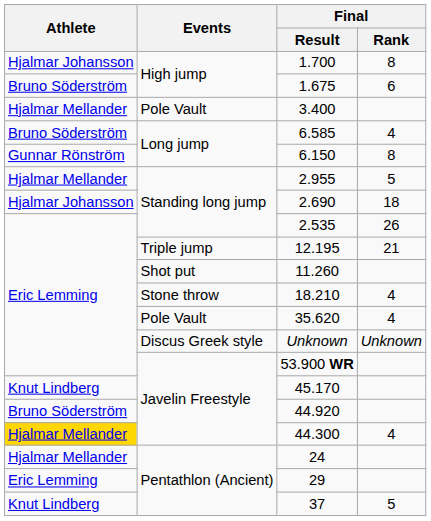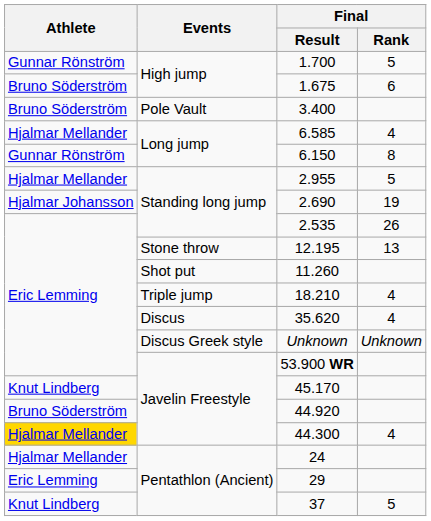(71, 63) Hjalmar Johansson -> (66, 63) Gunnar Rönström
(391, 63) 8 -> (391, 63) 5
(68, 109) Hjalmar Mellander -> (68, 109) Bruno Söderström
(68, 133) Bruno Söderström -> (68, 133) Hjalmar Mellander
(391, 202) 18 -> (391, 202) 19
(177, 249) Triple jump -> (180, 249) Stone throw
(391, 249) 21 -> (391, 249) 13
(180, 295) Stone throw -> (177, 295) Triple jump
(173, 318) Pole Vault -> (163, 318) Discus
